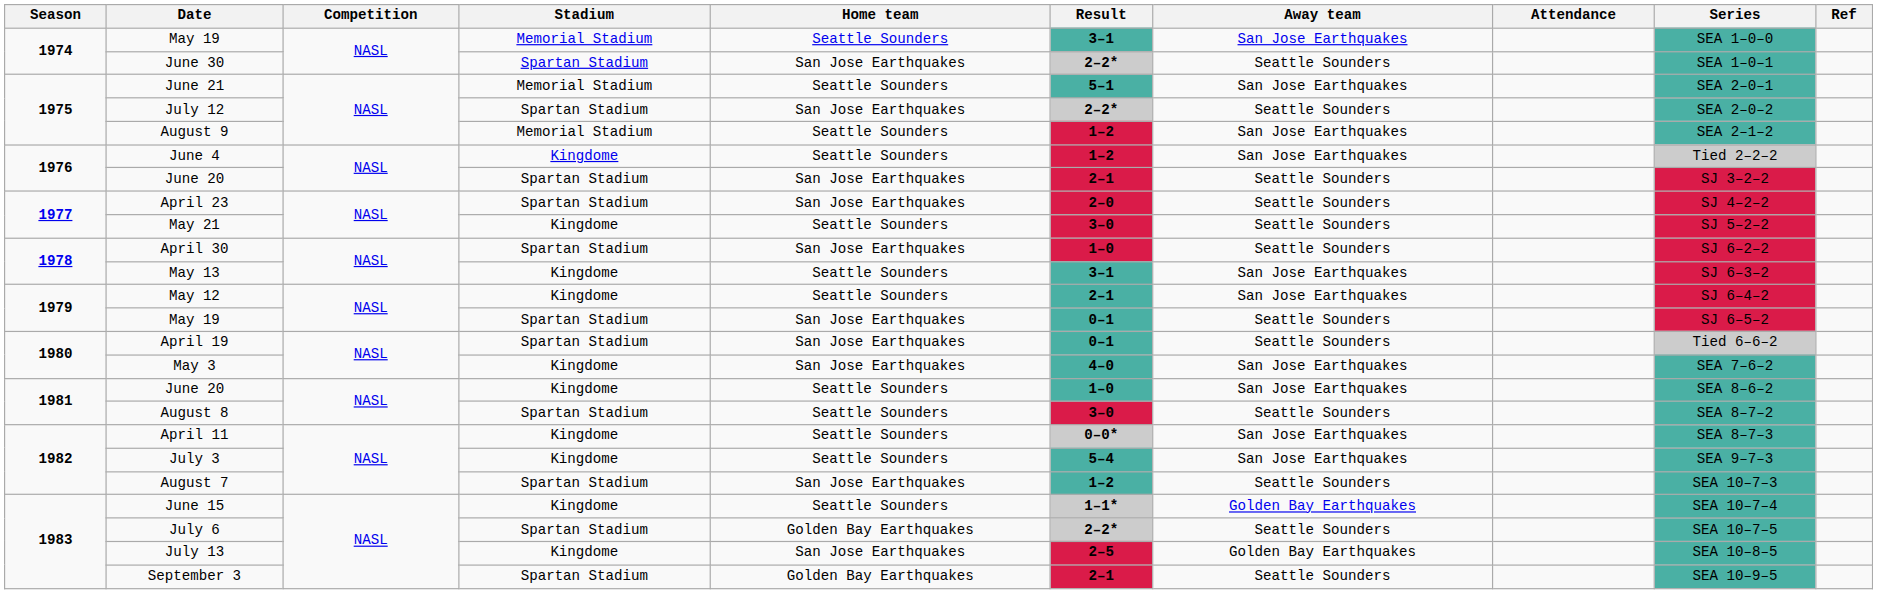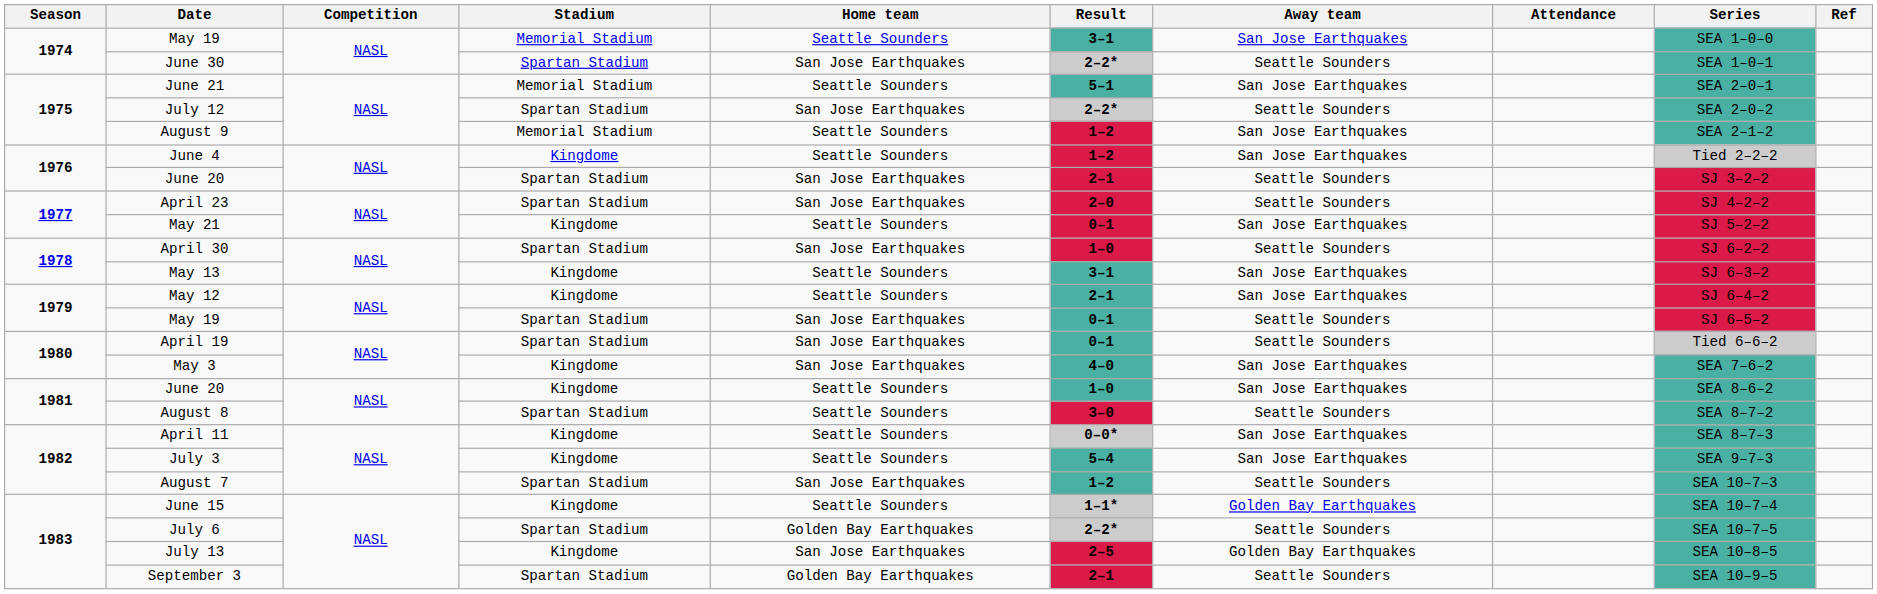(1101, 226) 3–0 -> (1101, 226) 0–1
(1323, 226) Seattle Sounders -> (1323, 226) San Jose Earthquakes
